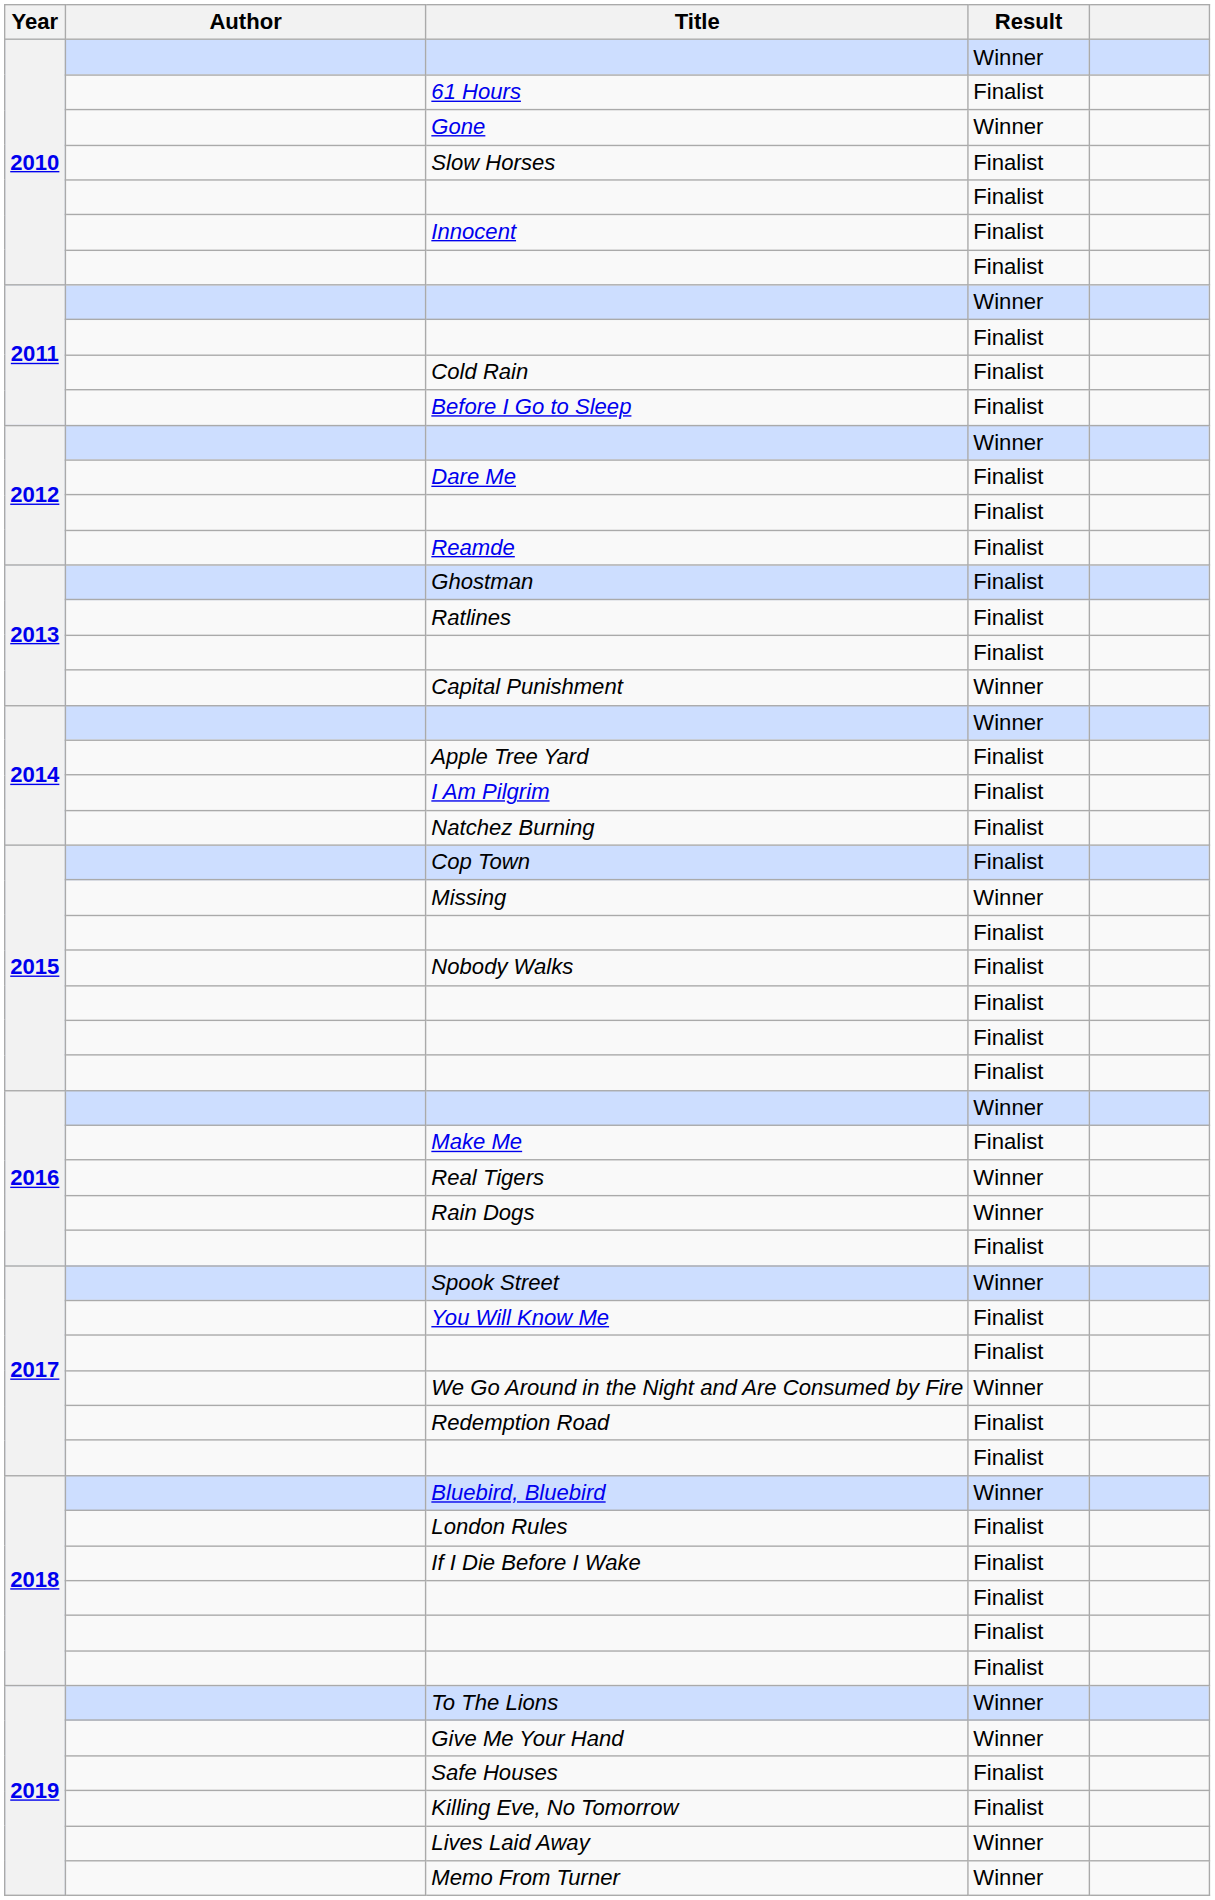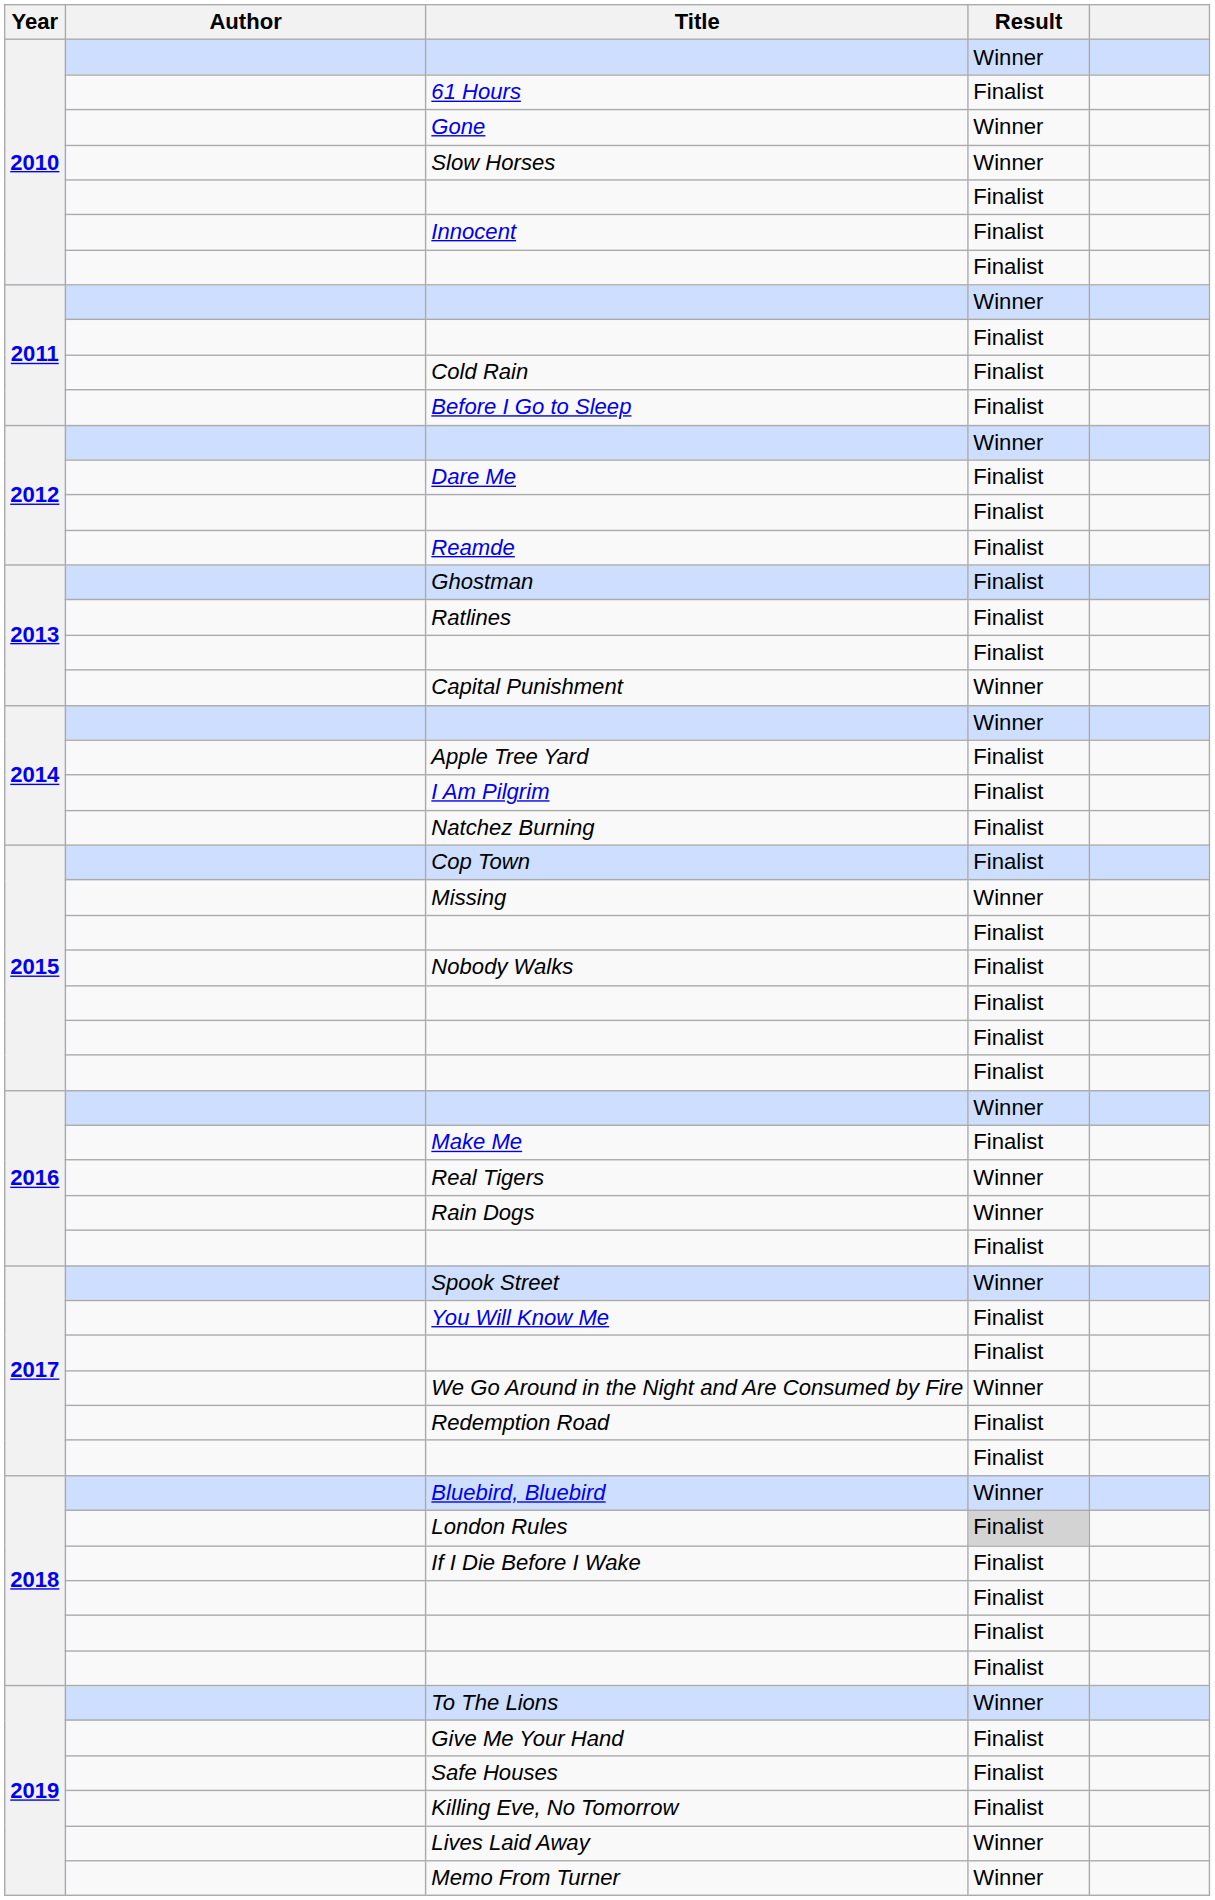(1008, 162) Finalist -> (1008, 162) Winner
(1008, 1527) no background -> (1008, 1527) lightgrey background
(1008, 1737) Winner -> (1008, 1737) Finalist
